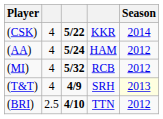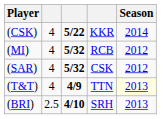- row: (19, 50)
+ row: (22, 68)
(103, 86) SRH -> (102, 86) TTN
(103, 104) TTN -> (102, 104) SRH
(139, 104) 2012 -> (136, 104) 2013
